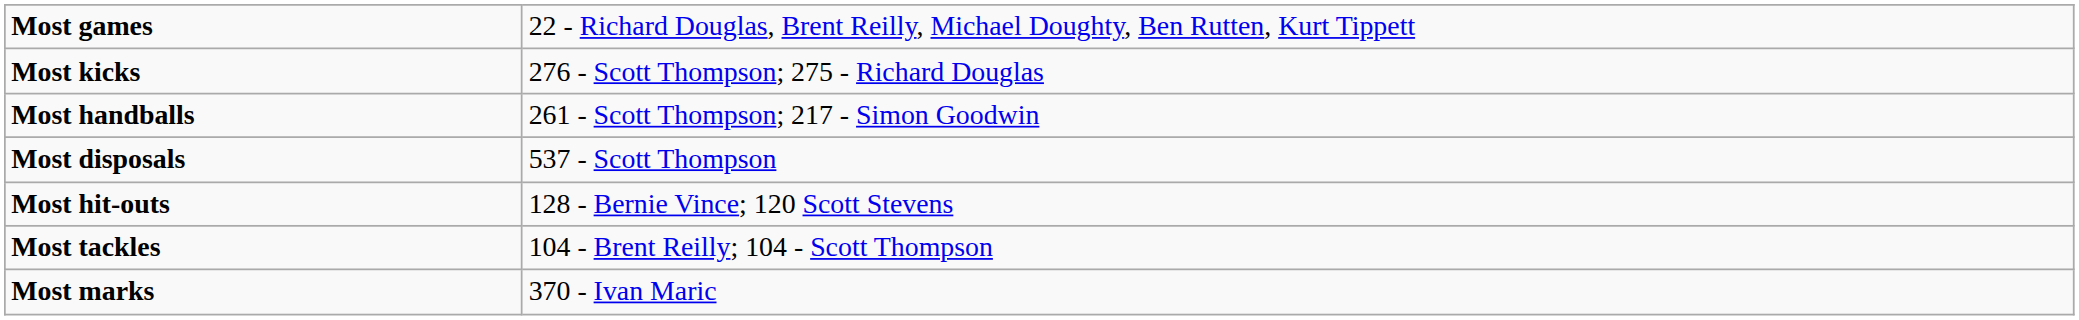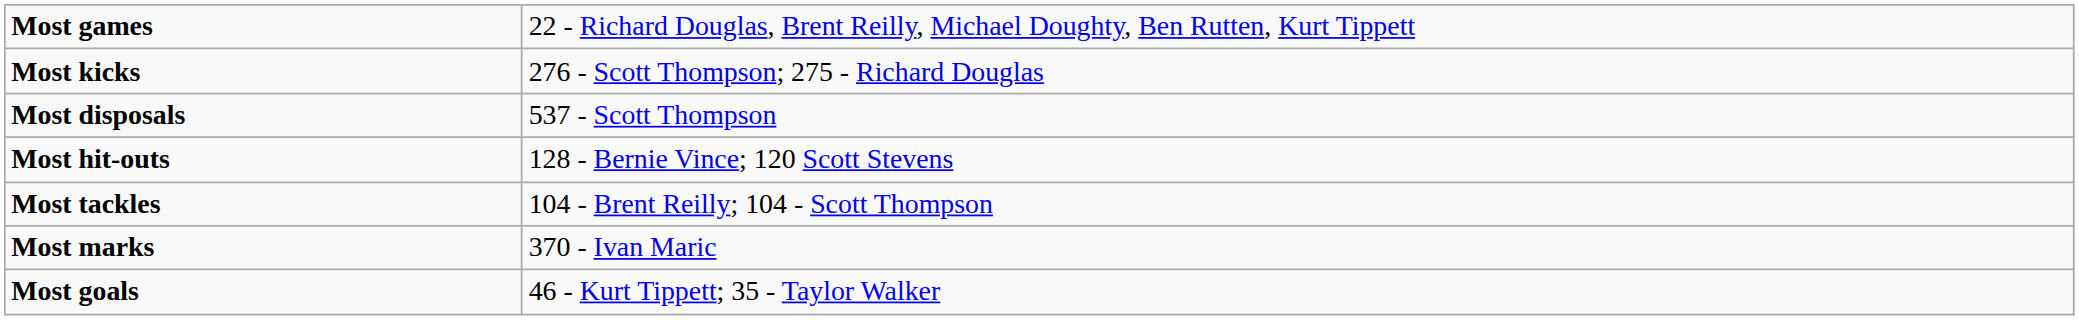- row: (103, 114)
+ row: (75, 291)
